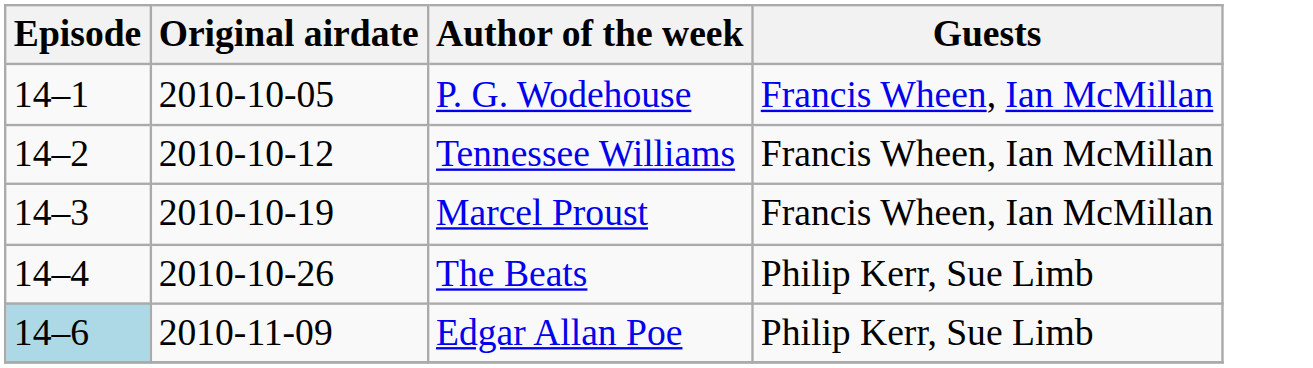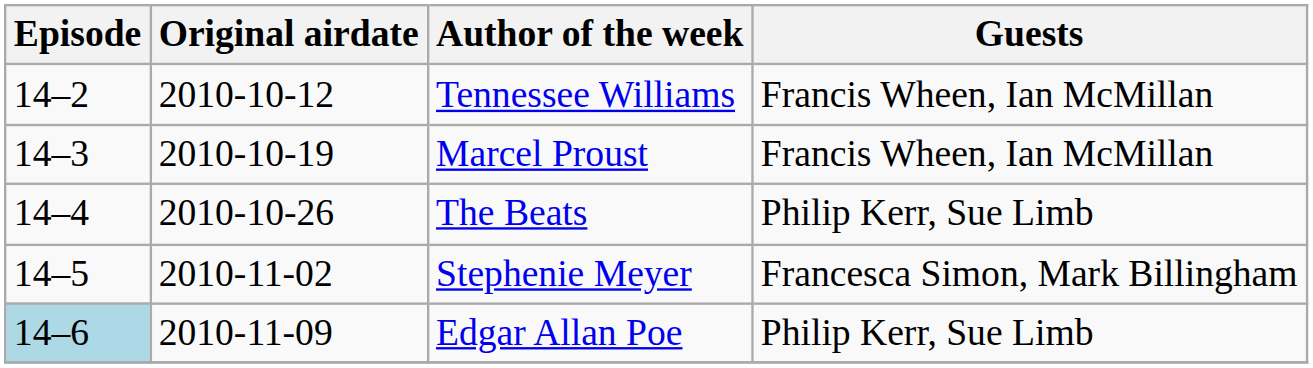- row: (564, 93)
+ row: (564, 272)
